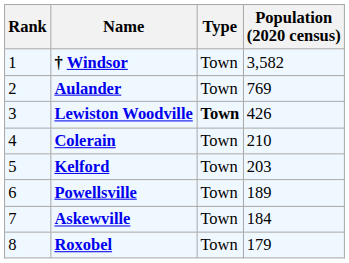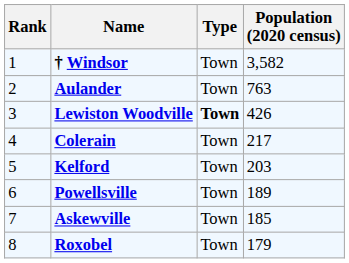(259, 88) 769 -> (259, 88) 763
(259, 140) 210 -> (259, 140) 217
(259, 219) 184 -> (259, 219) 185
